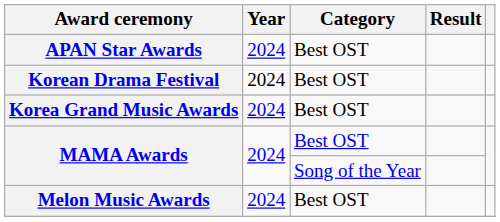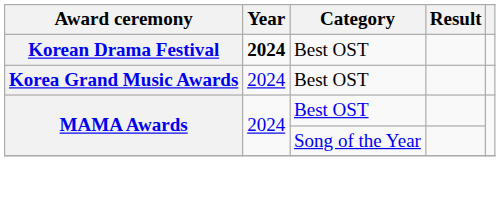- row: (124, 49)
(266, 79) normal -> (266, 49) bold
- row: (124, 200)
